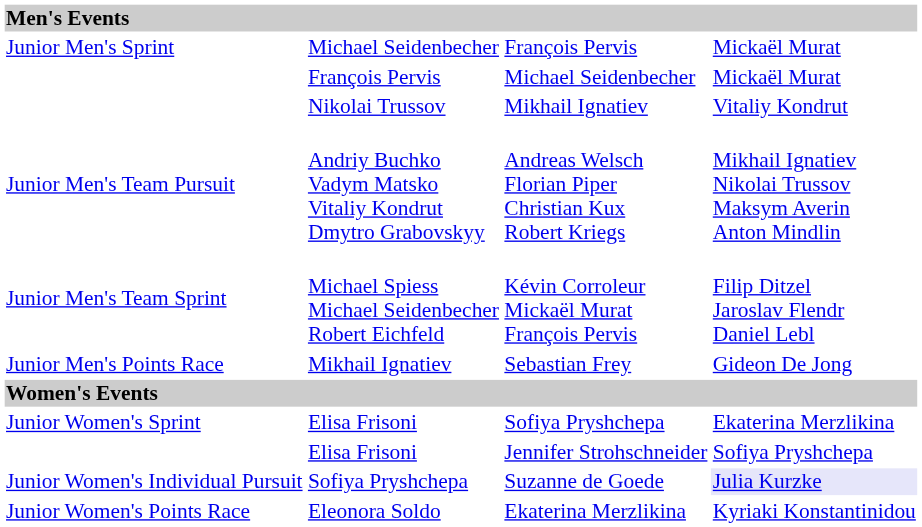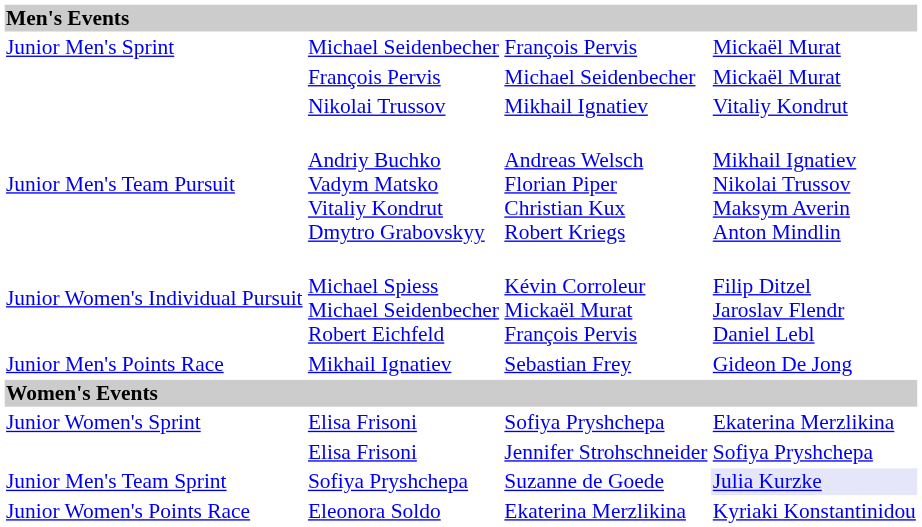(116, 297) Junior Men's Team Sprint -> (154, 297) Junior Women's Individual Pursuit
(154, 481) Junior Women's Individual Pursuit -> (116, 481) Junior Men's Team Sprint
